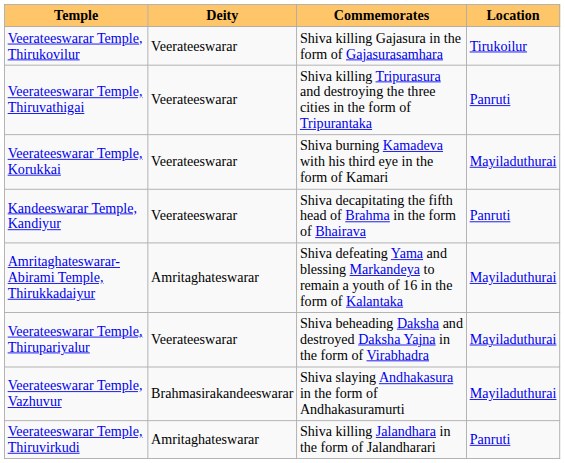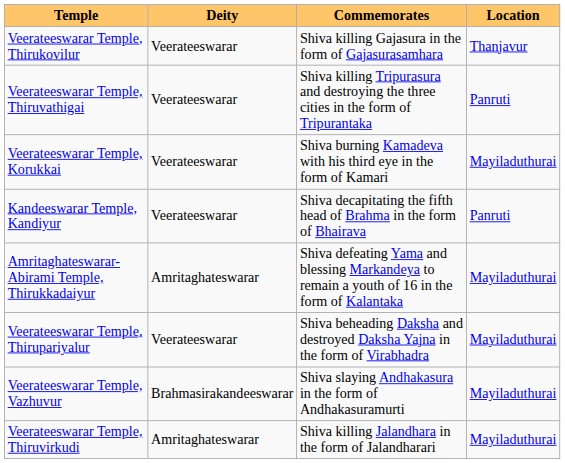(498, 45) Tirukoilur -> (499, 45) Thanjavur
(490, 439) Panruti -> (513, 439) Mayiladuthurai
